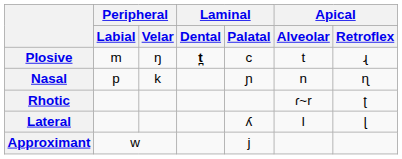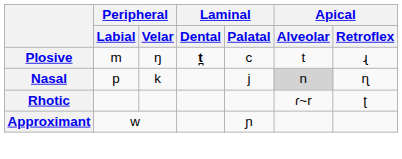(249, 79) ɲ -> (249, 79) j
(303, 79) no background -> (303, 79) lightgrey background
- row: (49, 121)
(249, 143) j -> (249, 121) ɲ
